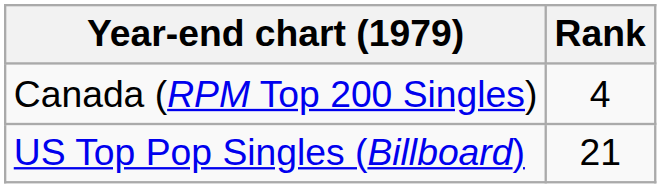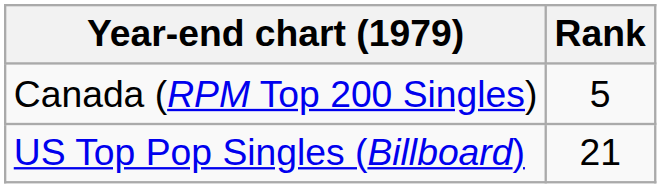(600, 93) 4 -> (600, 93) 5
